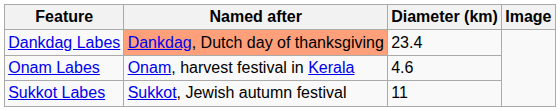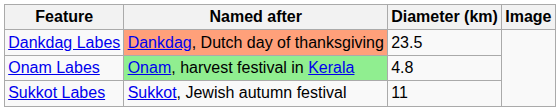(407, 42) 23.4 -> (407, 42) 23.5
(241, 67) no background -> (241, 67) lightgreen background
(402, 67) 4.6 -> (402, 67) 4.8
